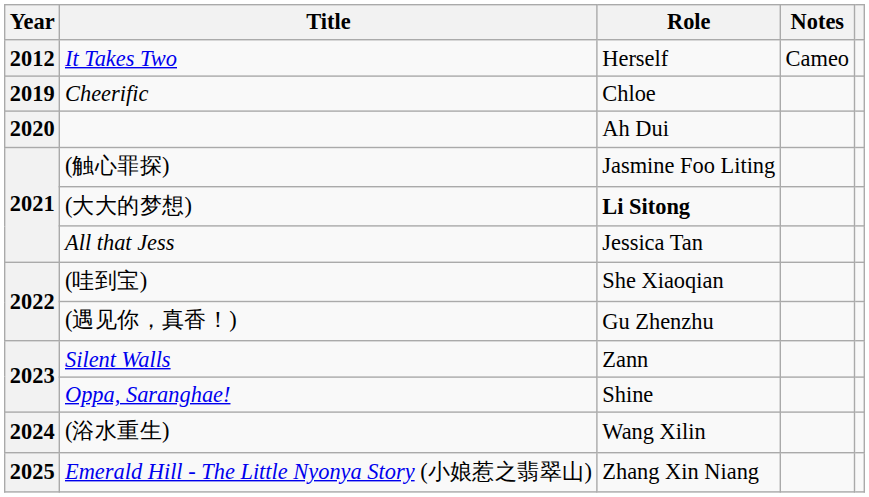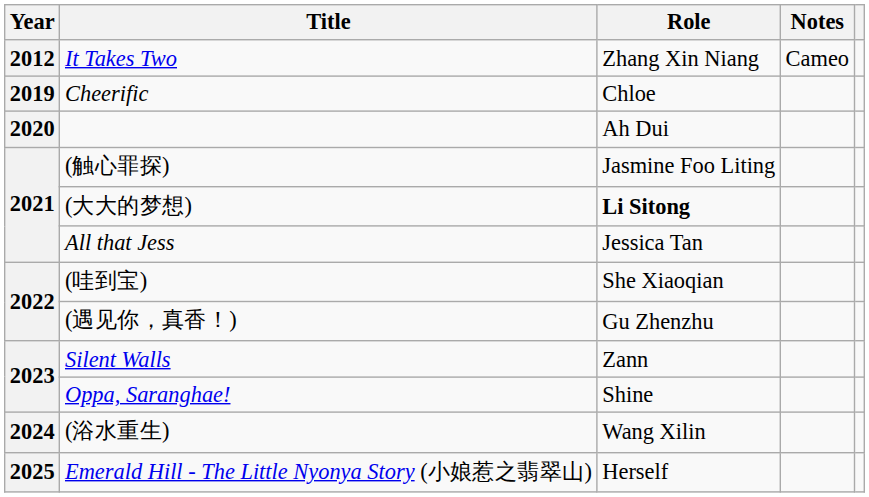(635, 57) Herself -> (681, 57) Zhang Xin Niang
(681, 471) Zhang Xin Niang -> (635, 471) Herself
